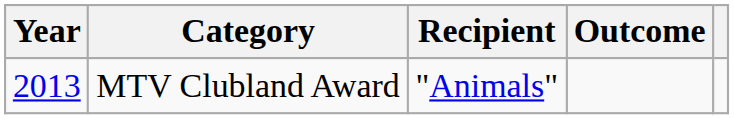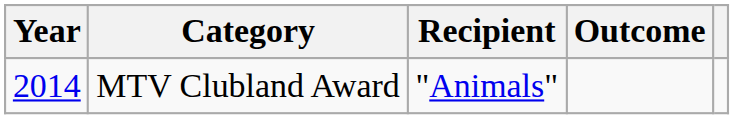(47, 85) 2013 -> (47, 85) 2014
